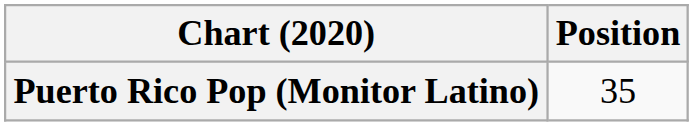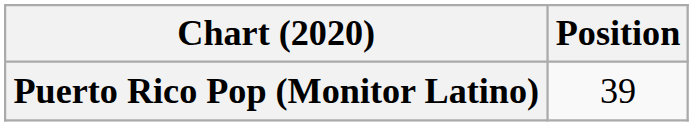(618, 90) 35 -> (618, 90) 39
